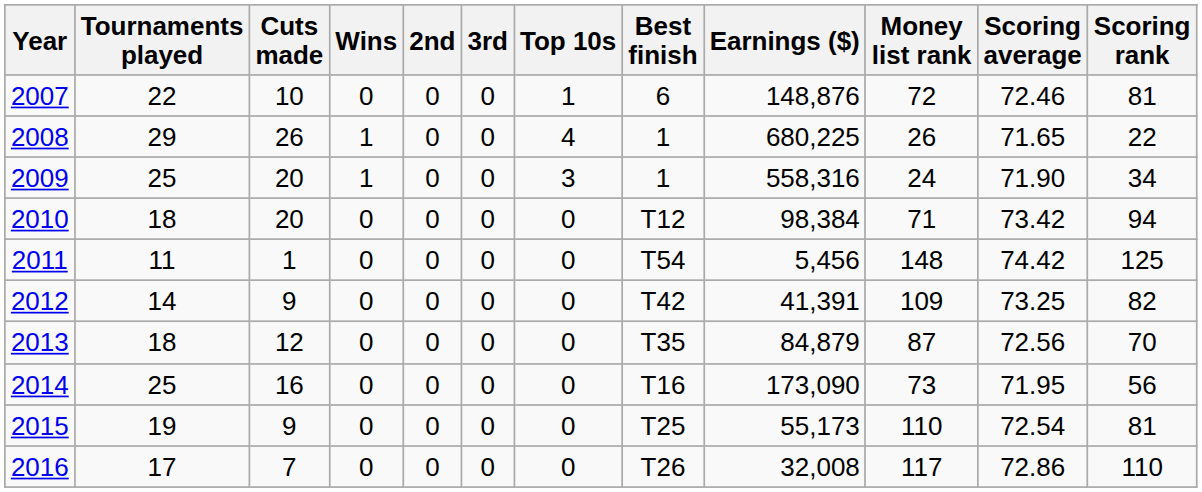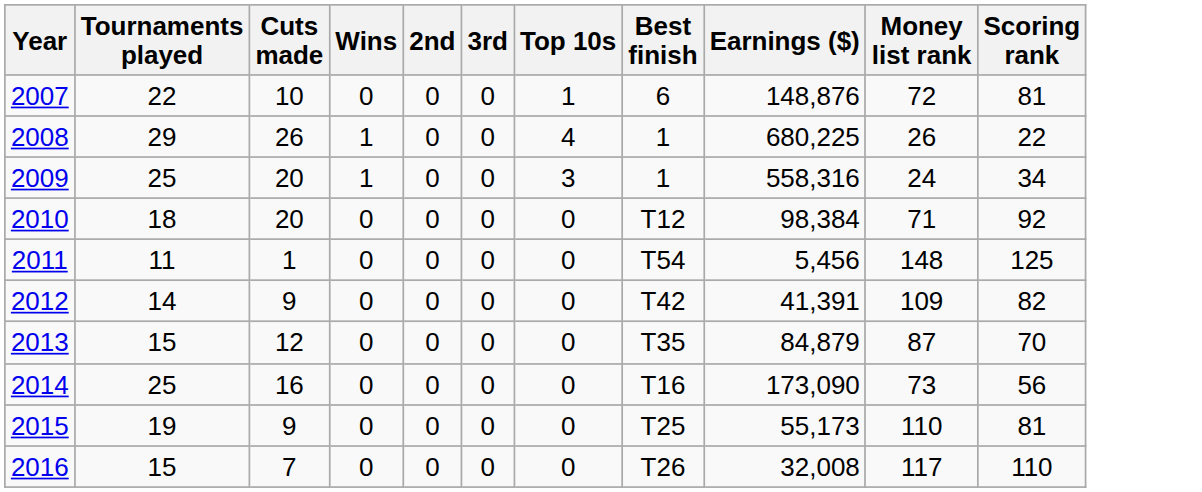- column: (1033, 40)
(1142, 219) 94 -> (1032, 219) 92
(162, 343) 18 -> (162, 343) 15
(162, 466) 17 -> (162, 466) 15
